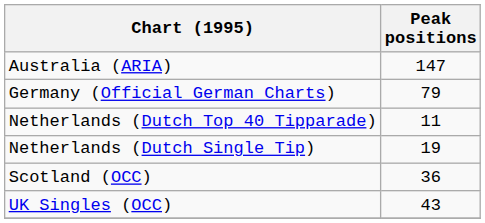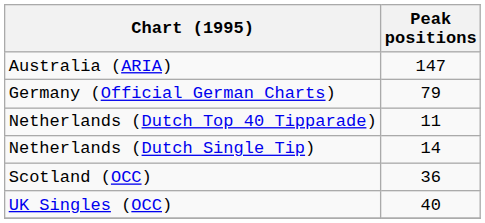(431, 149) 19 -> (431, 149) 14
(431, 205) 43 -> (431, 205) 40
